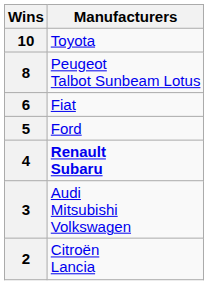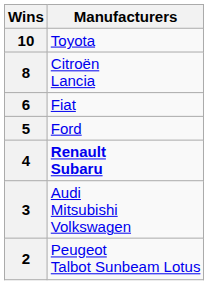(126, 73) Peugeot Talbot Sunbeam Lotus -> (75, 73) Citroën Lancia
(75, 259) Citroën Lancia -> (126, 259) Peugeot Talbot Sunbeam Lotus
